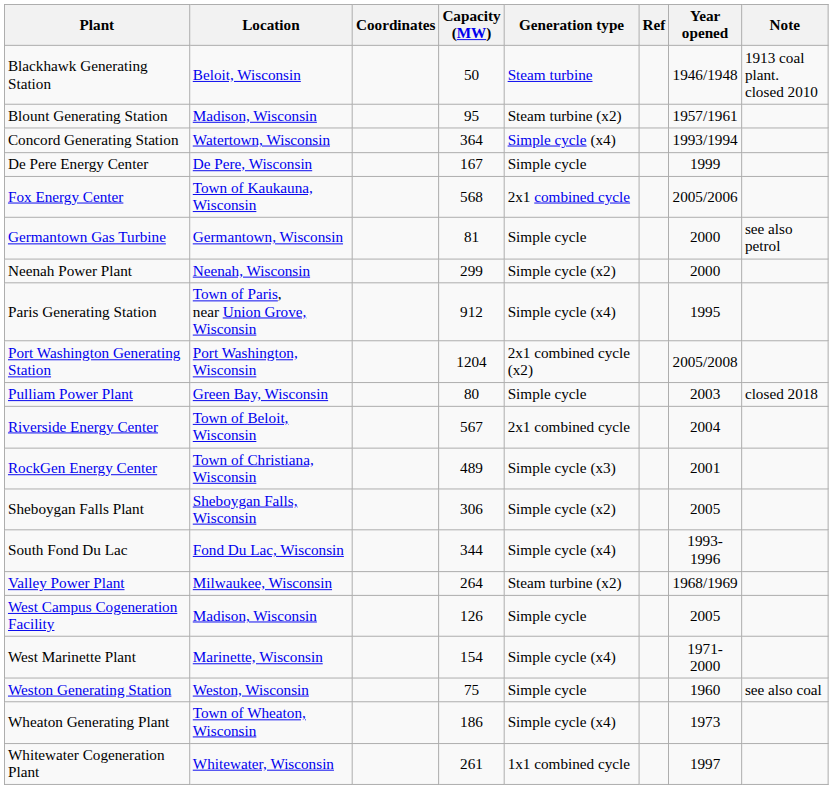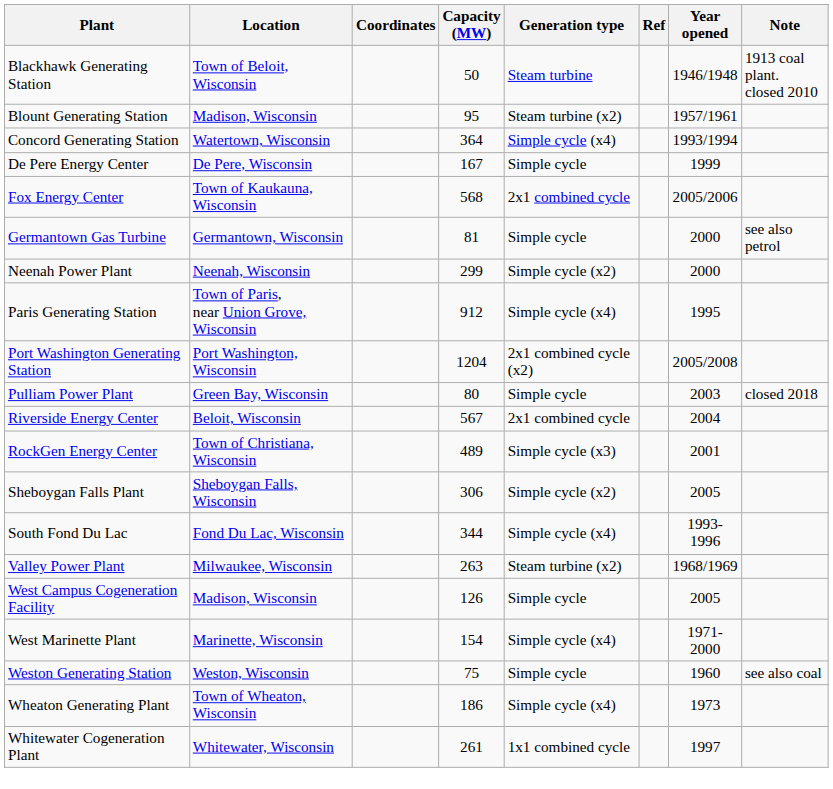(247, 74) Beloit, Wisconsin -> (241, 74) Town of Beloit, Wisconsin
(241, 427) Town of Beloit, Wisconsin -> (247, 418) Beloit, Wisconsin
(472, 583) 264 -> (472, 566) 263
